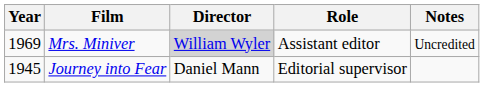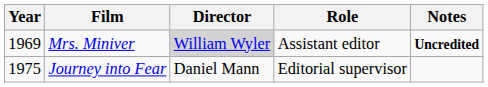(445, 44) normal -> (447, 43) bold
(25, 69) 1945 -> (25, 69) 1975
